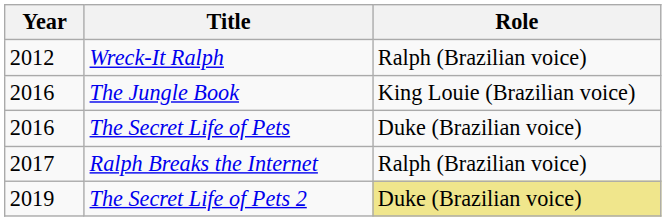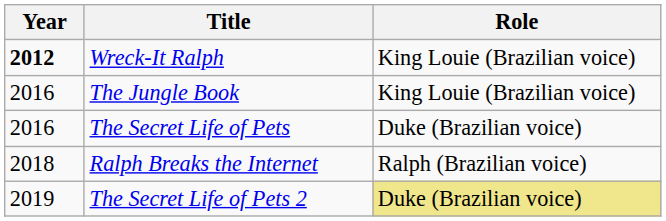(32, 57) normal -> (32, 57) bold
(482, 57) Ralph (Brazilian voice) -> (507, 57) King Louie (Brazilian voice)
(32, 163) 2017 -> (32, 163) 2018
